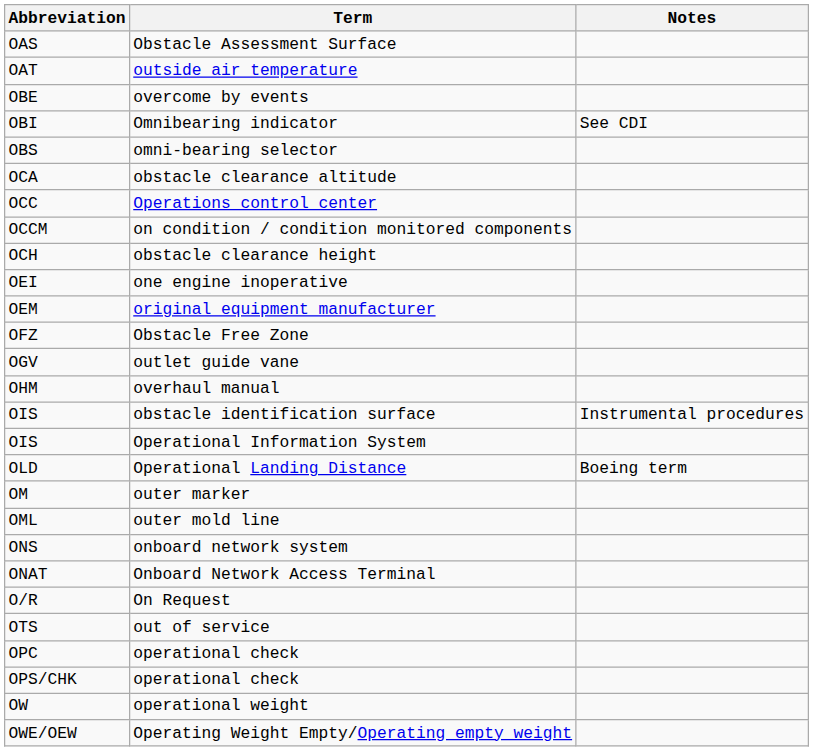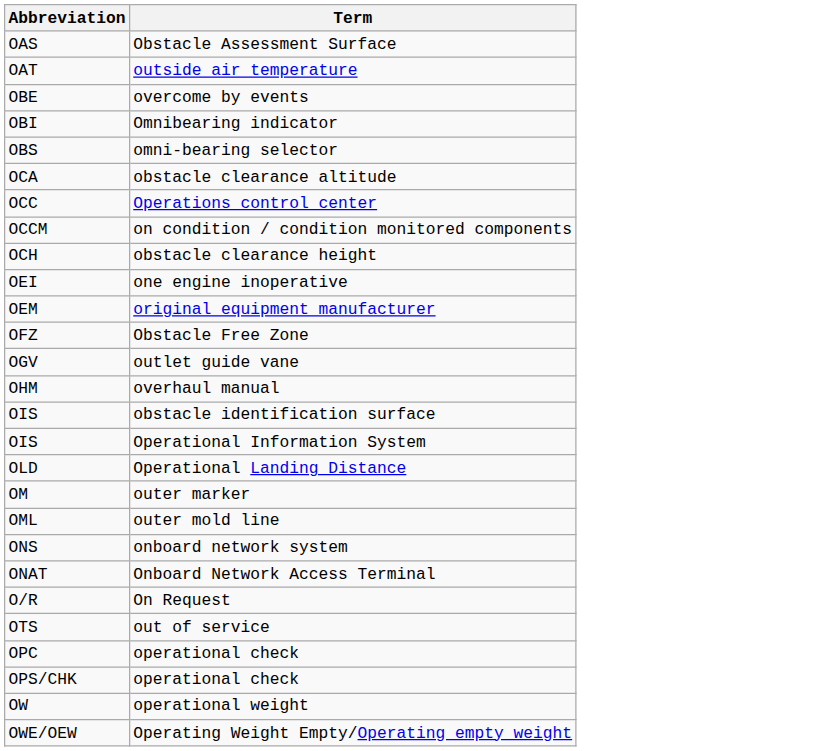- column: (692, 18)
